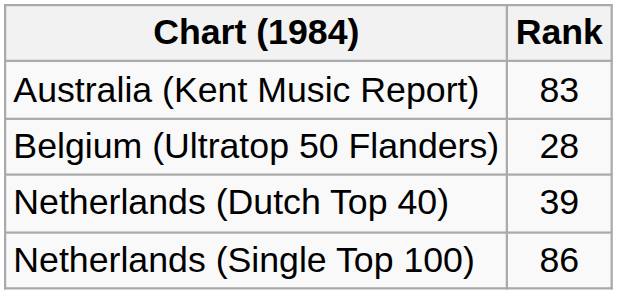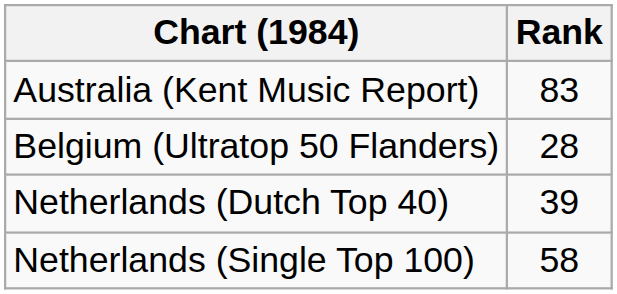(559, 259) 86 -> (559, 259) 58
